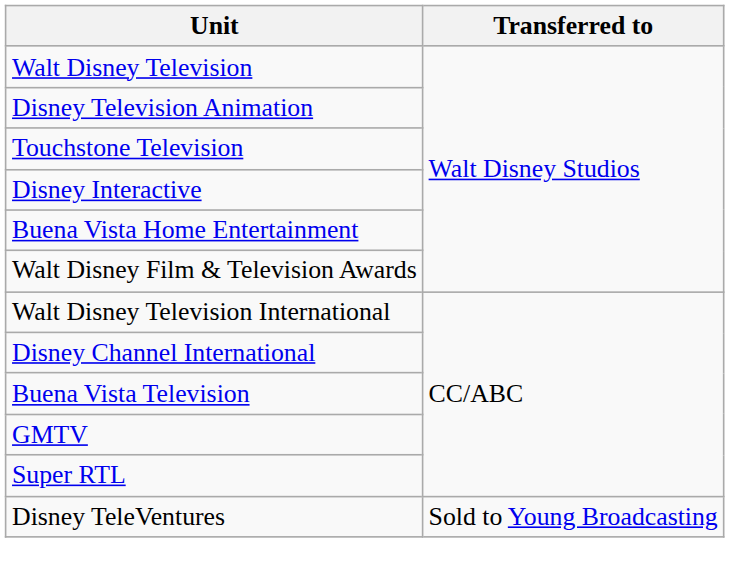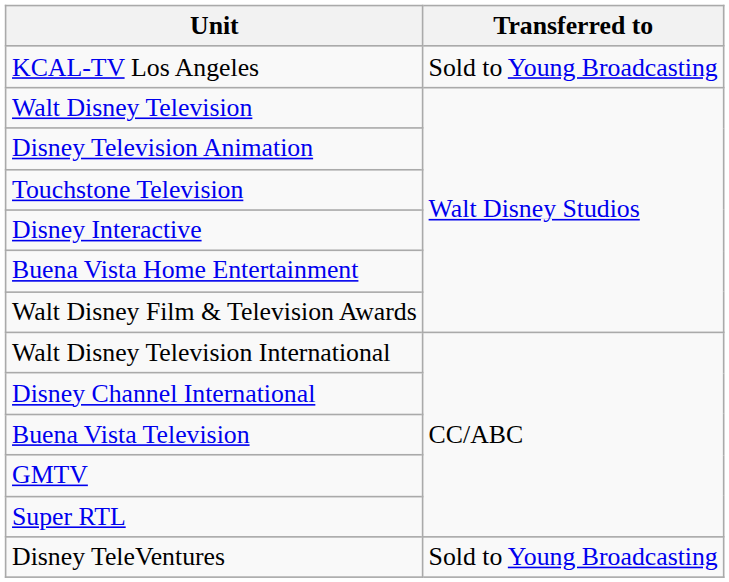+ row: (136, 66)
